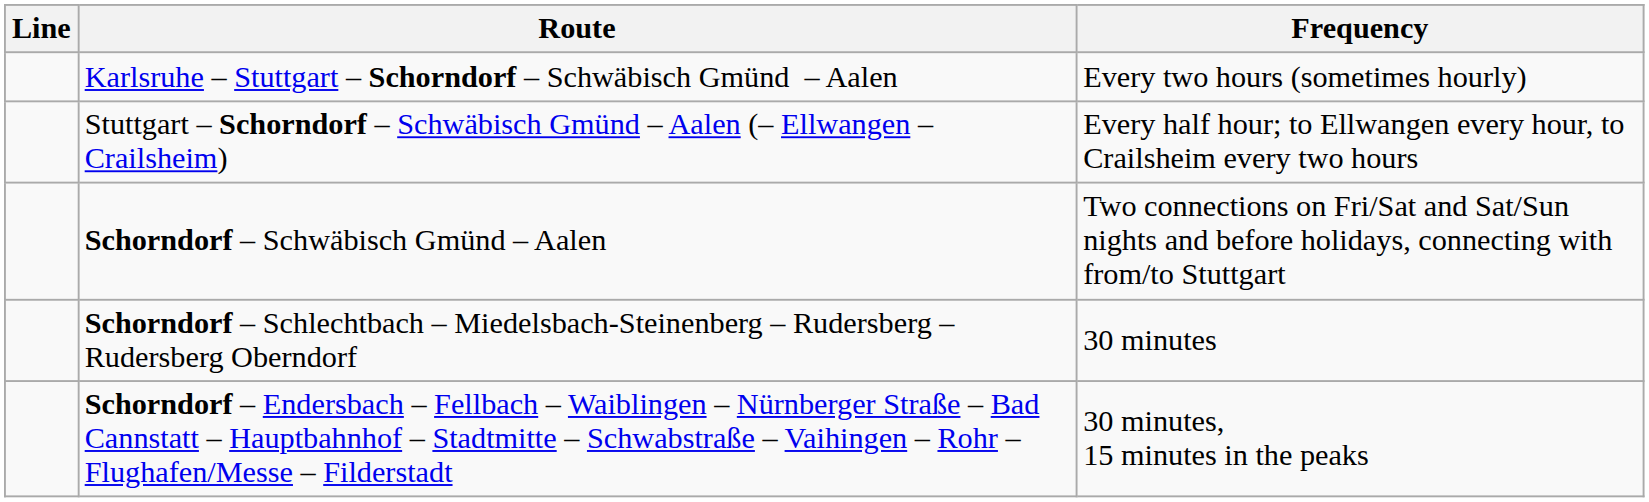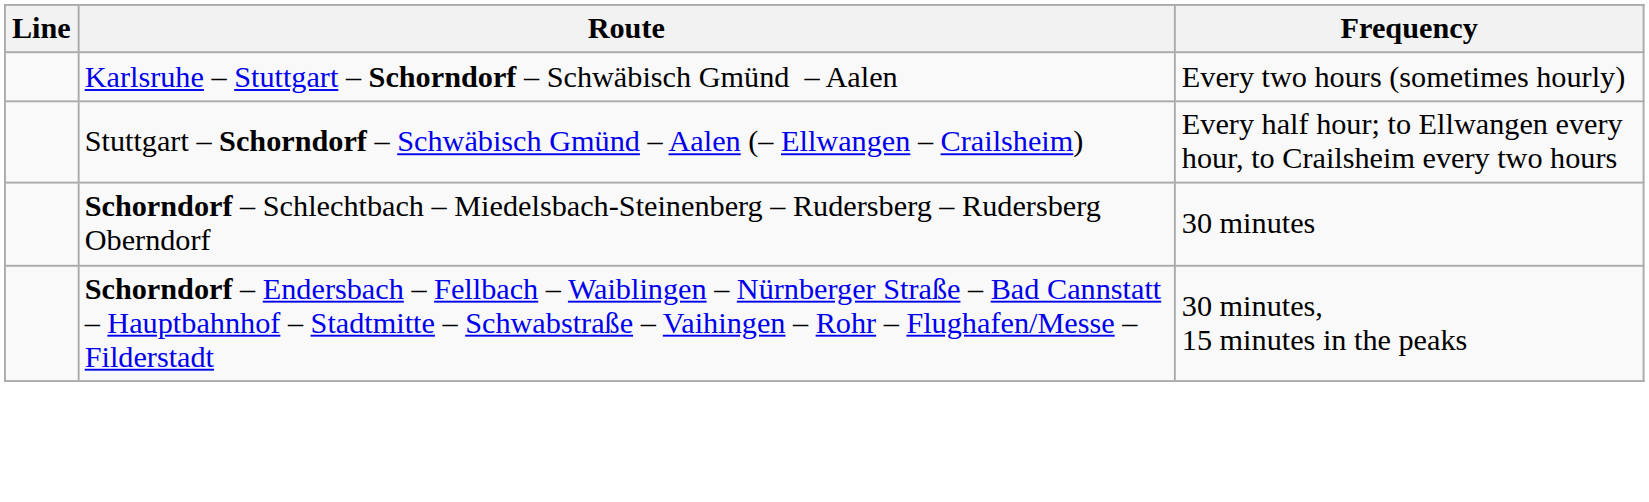- row: (345, 240)
